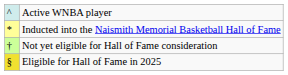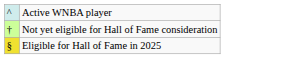- row: (151, 29)
